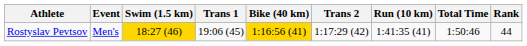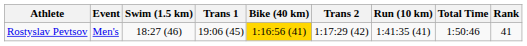(159, 31) gold background -> (159, 31) no background
(506, 31) 44 -> (506, 31) 41
